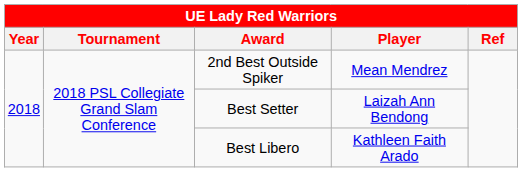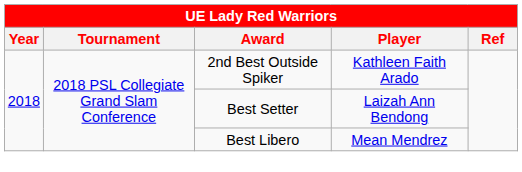(399, 70) Mean Mendrez -> (399, 70) Kathleen Faith Arado
(399, 148) Kathleen Faith Arado -> (399, 140) Mean Mendrez
